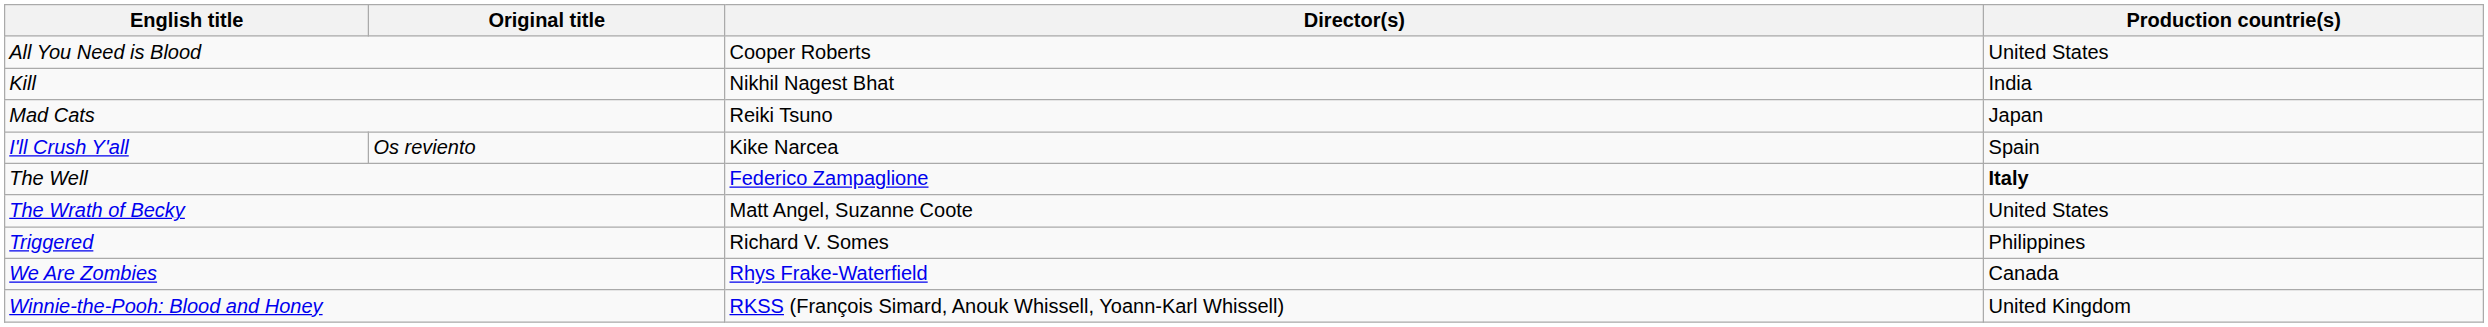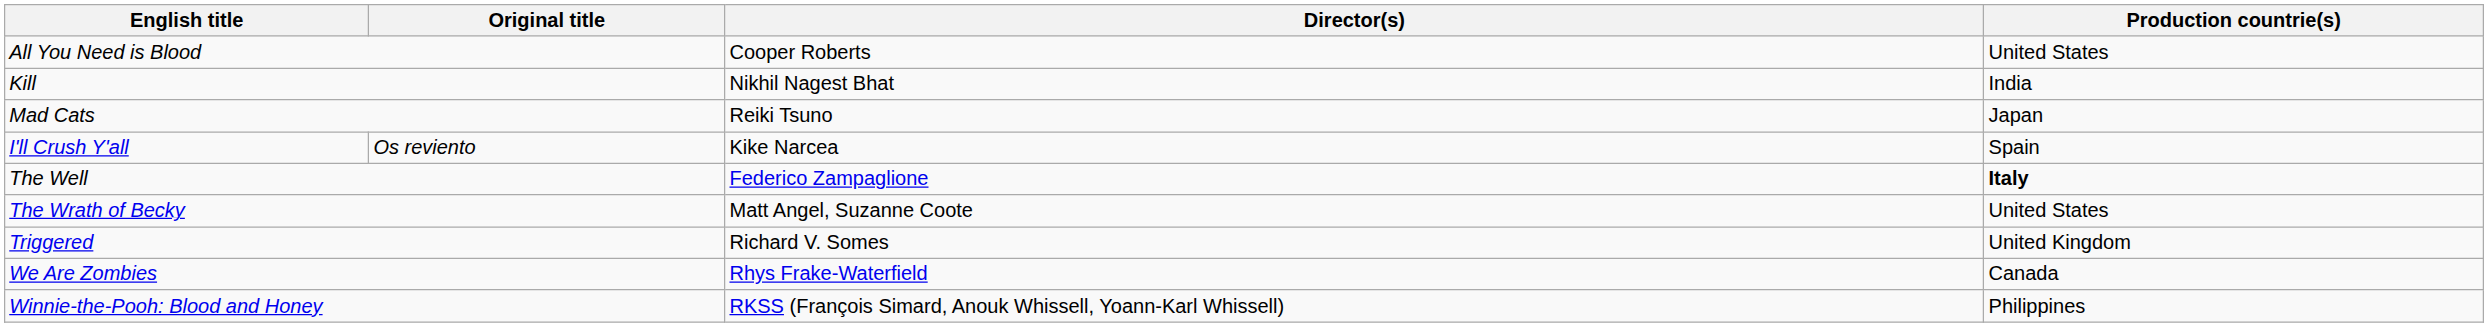(2037, 242) Philippines -> (2060, 242) United Kingdom
(2060, 305) United Kingdom -> (2037, 305) Philippines
